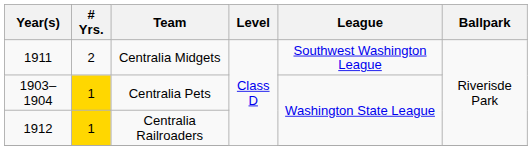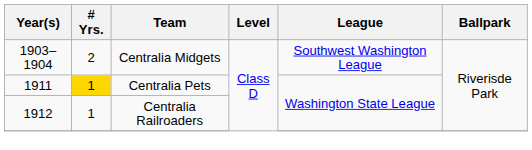(38, 58) 1911 -> (38, 58) 1903–1904
(38, 93) 1903–1904 -> (38, 86) 1911
(91, 128) gold background -> (91, 114) no background
